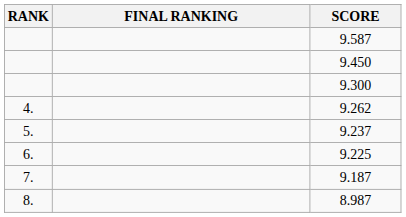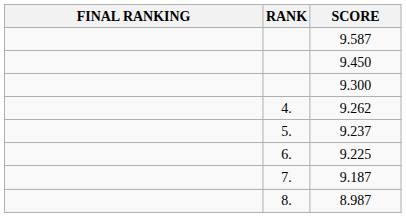columns swapped: (28, 16) <-> (181, 16)
